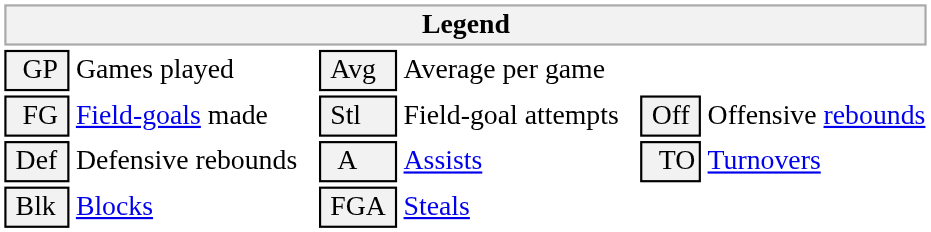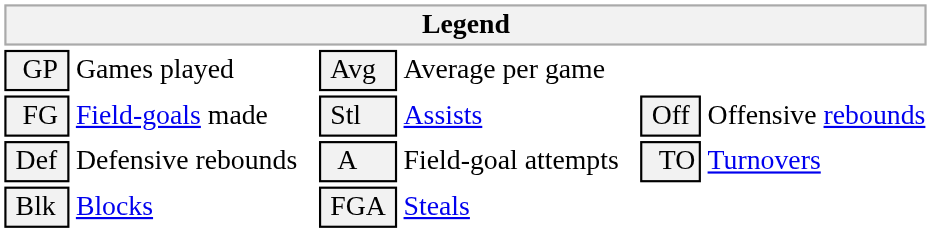(511, 115) Field-goal attempts -> (443, 115) Assists
(443, 161) Assists -> (511, 161) Field-goal attempts
